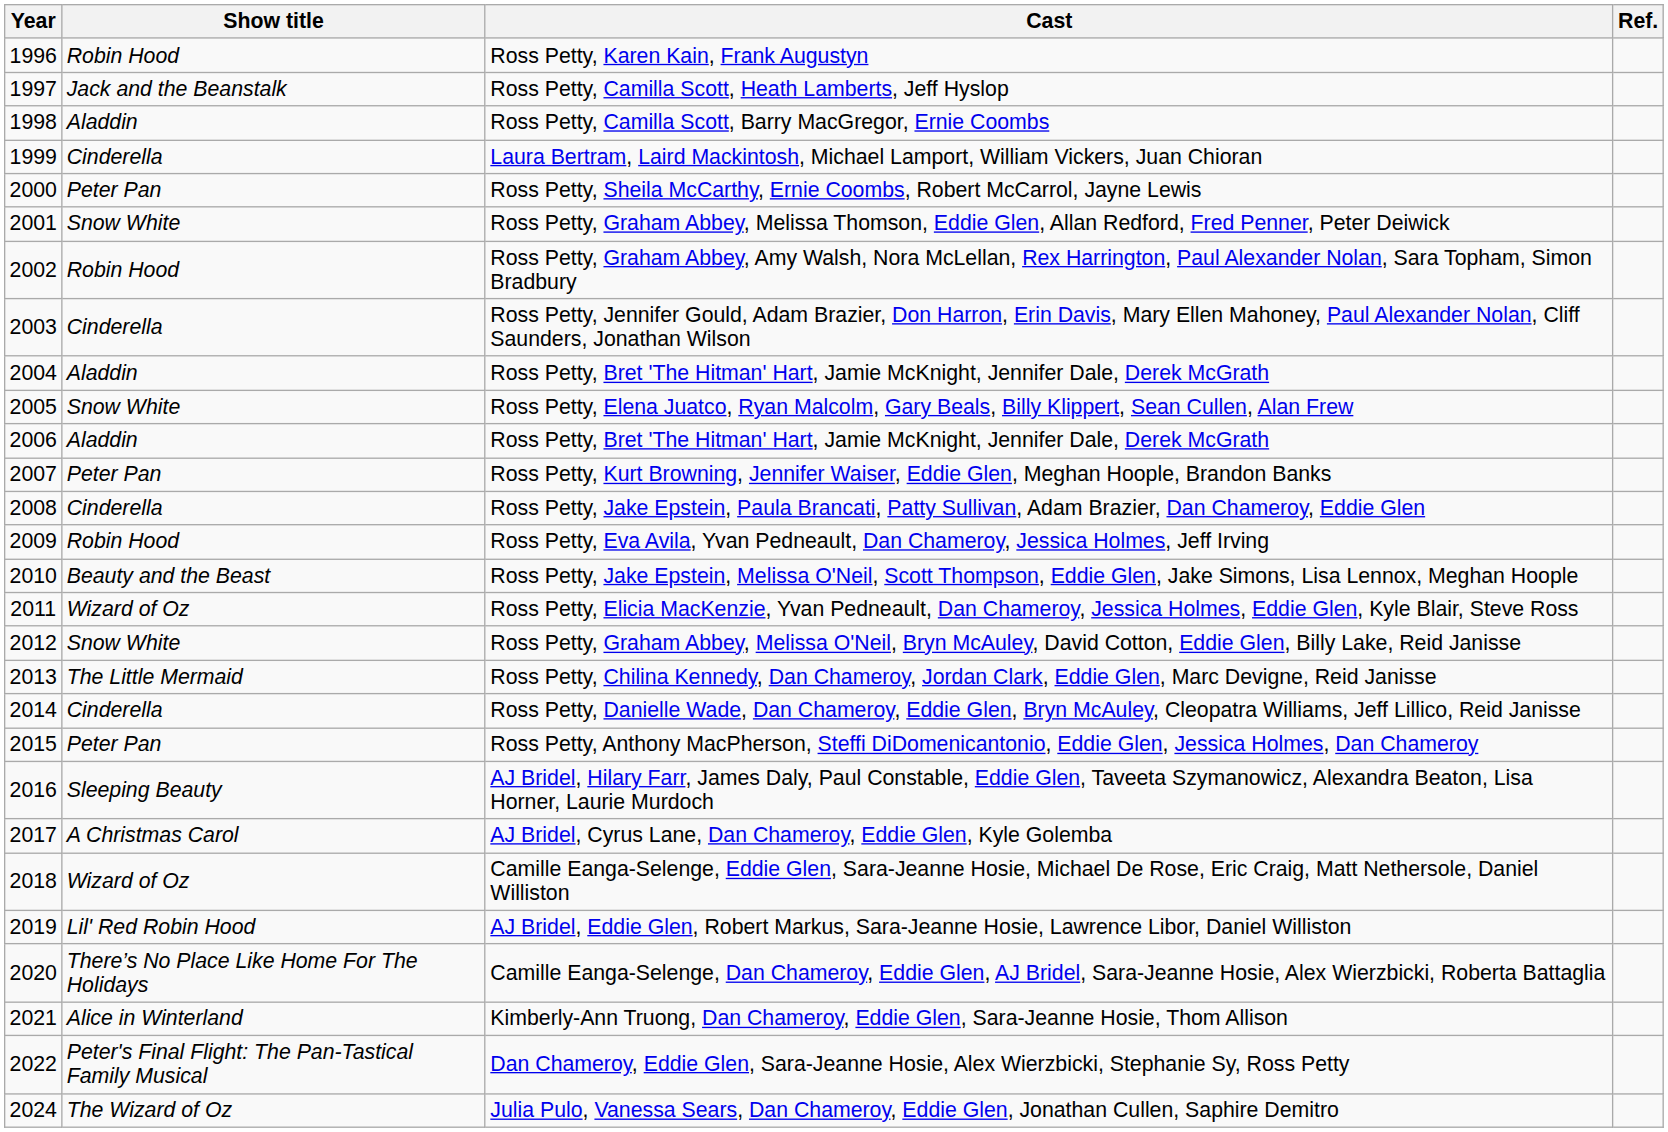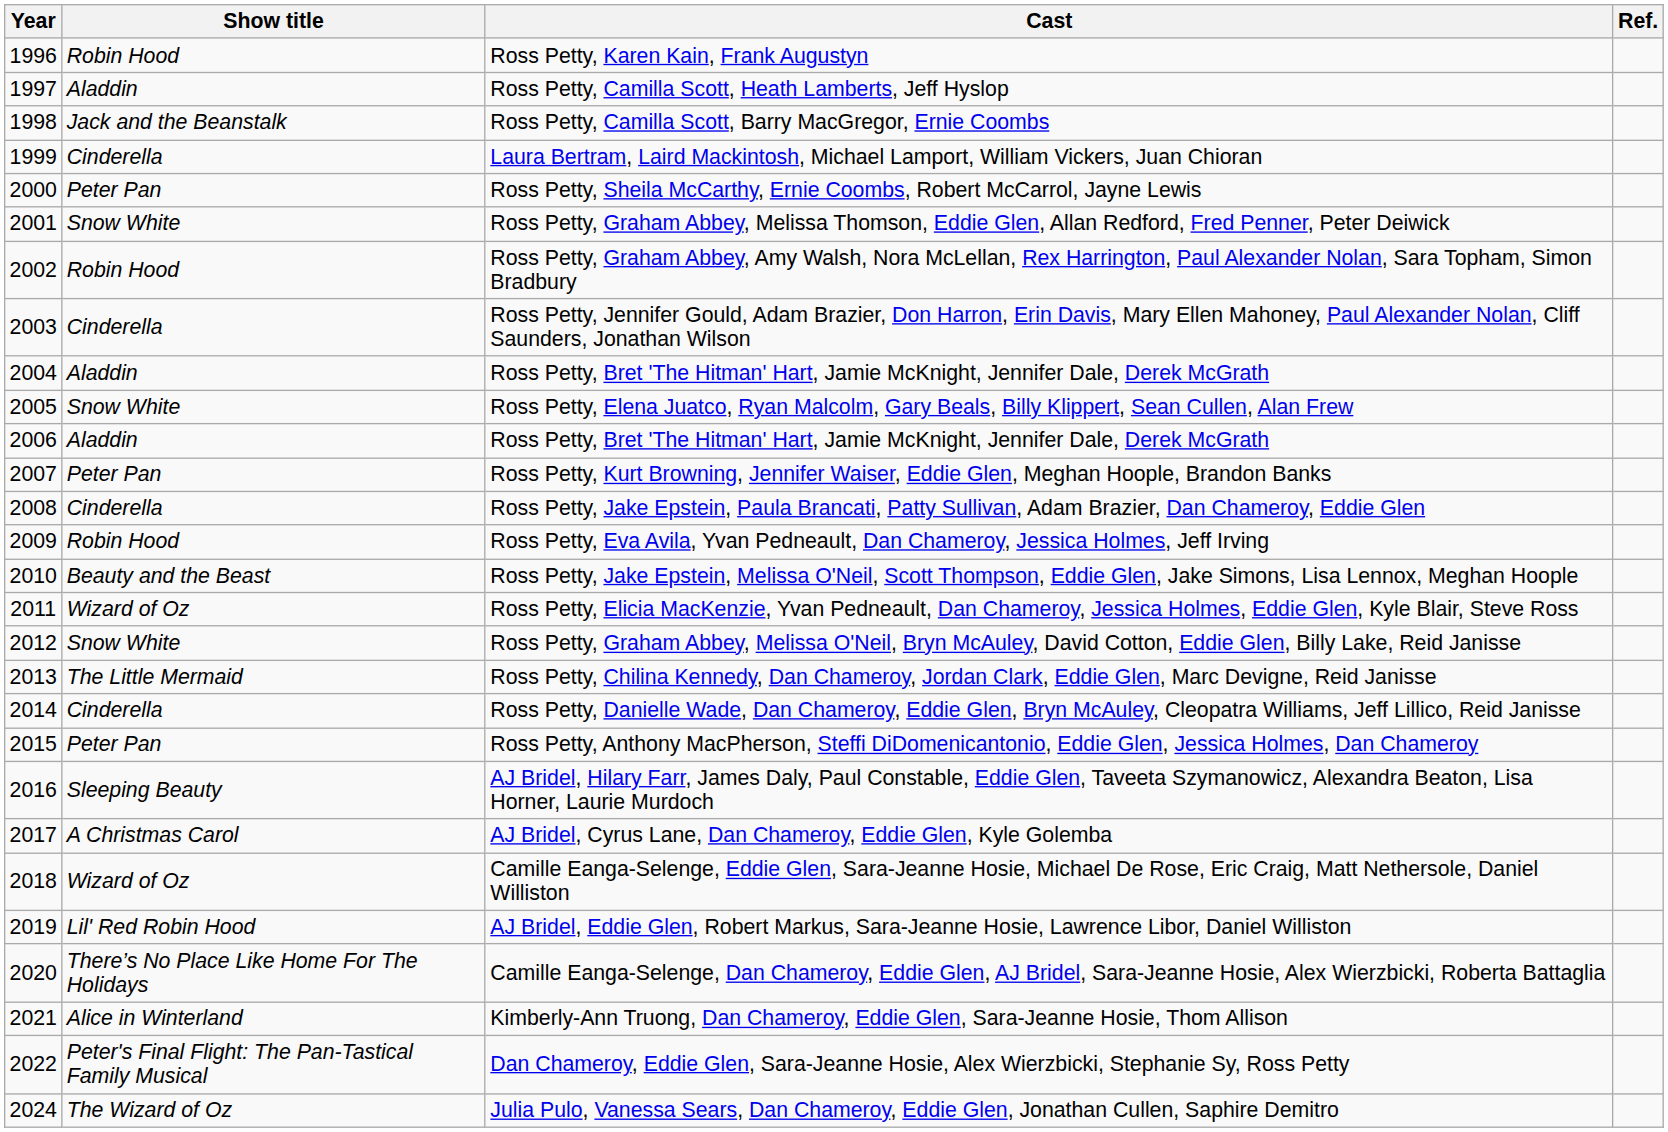(177, 88) Jack and the Beanstalk -> (102, 88) Aladdin
(102, 122) Aladdin -> (177, 122) Jack and the Beanstalk
